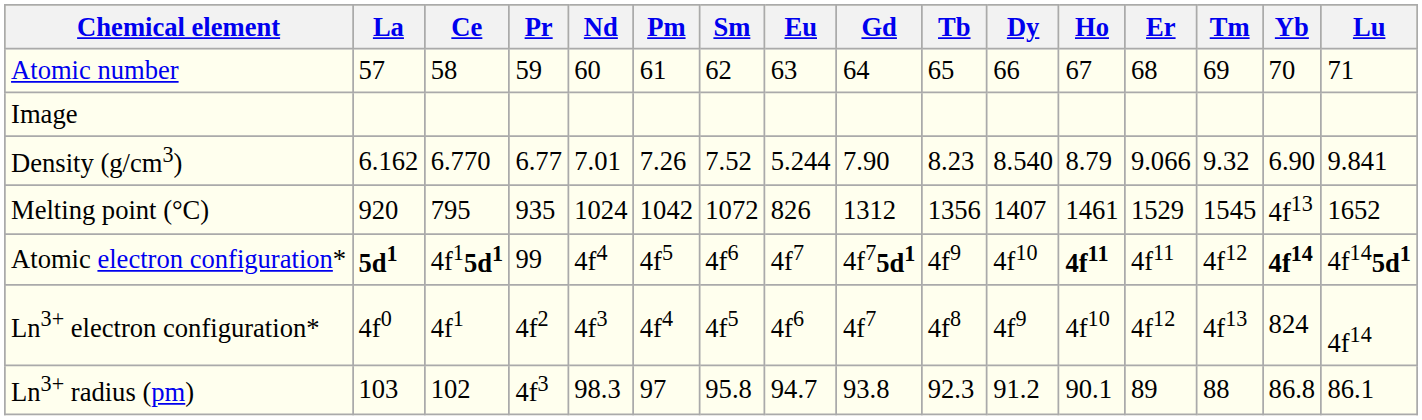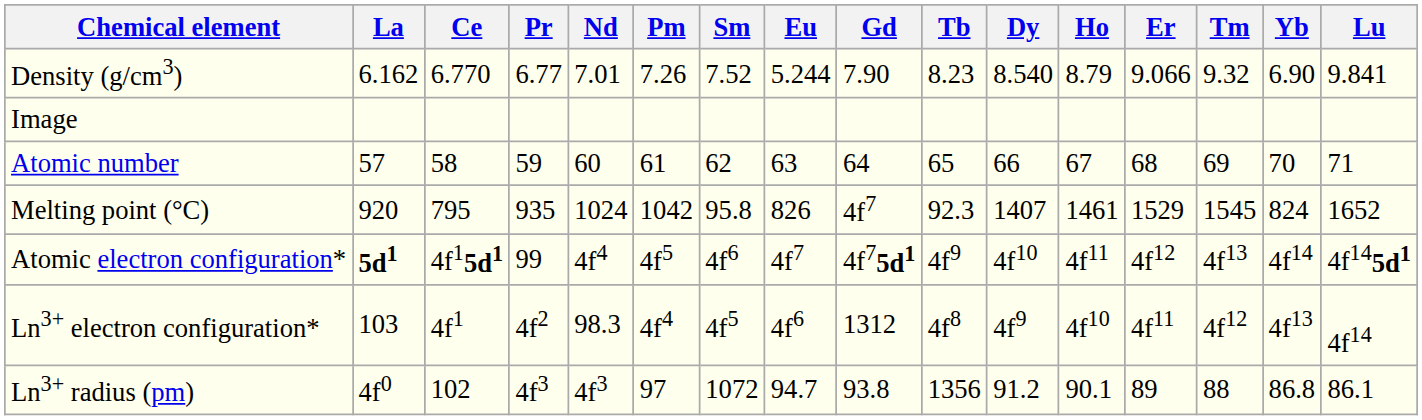rows swapped: (95, 70) <-> (97, 160)
(732, 210) 1072 -> (729, 210) 95.8
(870, 210) 1312 -> (860, 210) 4f7
(954, 210) 1356 -> (951, 210) 92.3
(1291, 210) 4f13 -> (1289, 210) 824
(1087, 259) bold -> (1087, 259) normal
(1153, 259) 4f11 -> (1153, 259) 4f12
(1225, 259) 4f12 -> (1225, 259) 4f13
(1291, 259) bold -> (1291, 259) normal
(375, 324) 4f0 -> (378, 324) 103
(591, 324) 4f3 -> (598, 324) 98.3
(860, 324) 4f7 -> (870, 324) 1312
(1153, 324) 4f12 -> (1153, 324) 4f11
(1225, 324) 4f13 -> (1225, 324) 4f12
(1289, 324) 824 -> (1291, 324) 4f13
(378, 389) 103 -> (375, 389) 4f0
(598, 389) 98.3 -> (591, 389) 4f3
(729, 389) 95.8 -> (732, 389) 1072
(951, 389) 92.3 -> (954, 389) 1356
